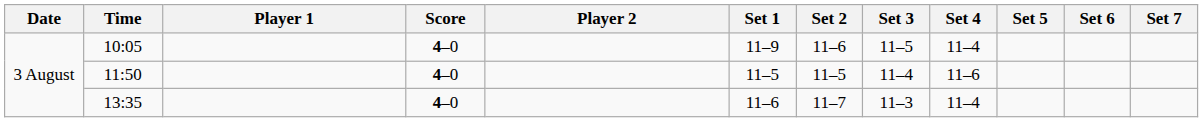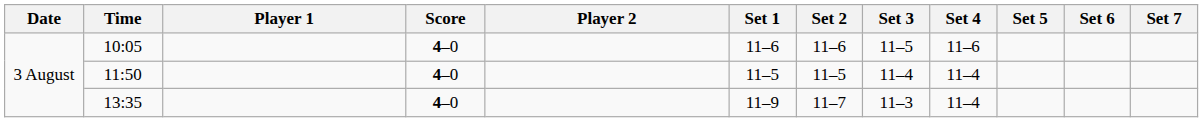(762, 46) 11–9 -> (762, 46) 11–6
(963, 46) 11–4 -> (963, 46) 11–6
(963, 74) 11–6 -> (963, 74) 11–4
(762, 102) 11–6 -> (762, 102) 11–9
